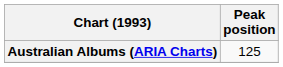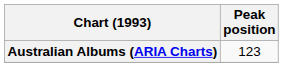(249, 51) 125 -> (249, 51) 123
